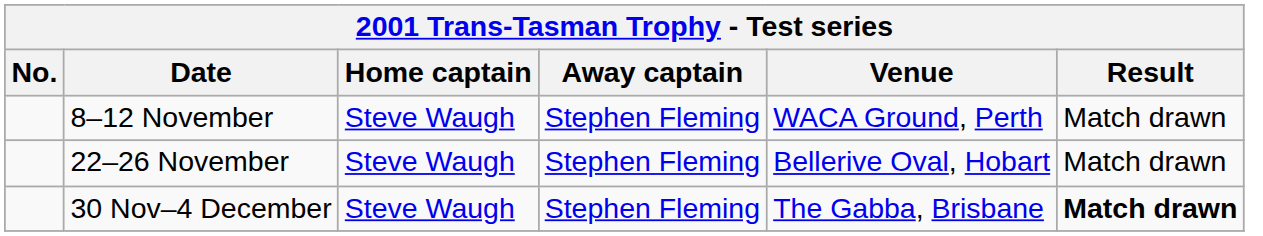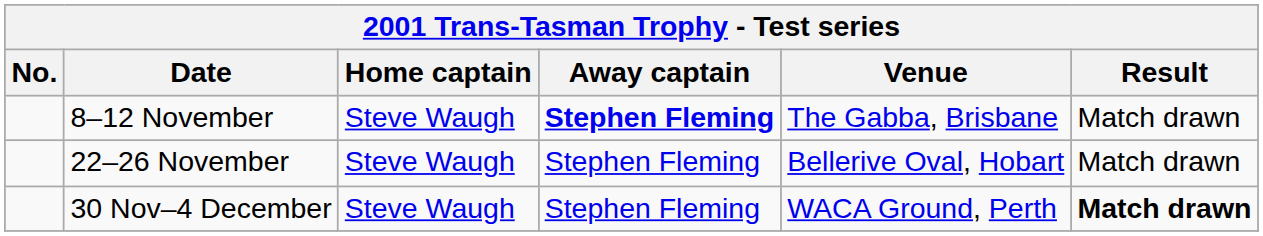(652, 117) normal -> (659, 117) bold
(908, 117) WACA Ground, Perth -> (923, 117) The Gabba, Brisbane
(909, 207) The Gabba, Brisbane -> (922, 207) WACA Ground, Perth
